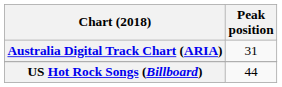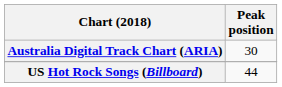(251, 51) 31 -> (251, 51) 30
